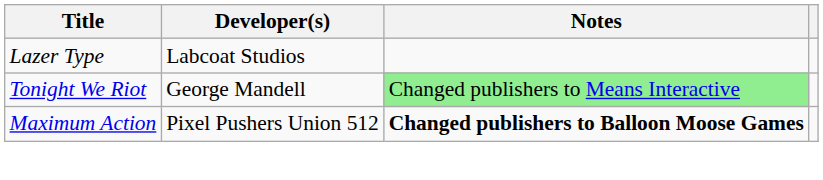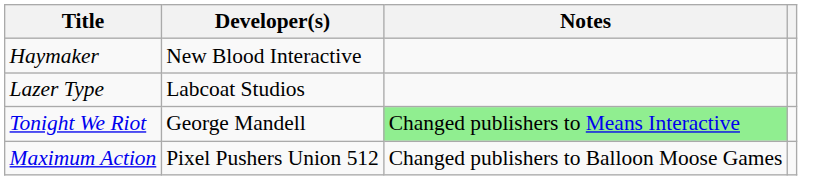+ row: (54, 55)
(596, 123) bold -> (585, 157) normal
